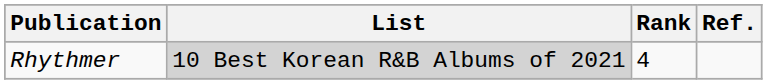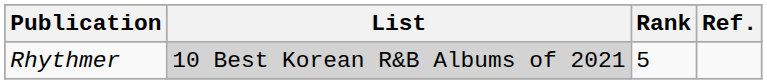(643, 61) 4 -> (643, 61) 5
